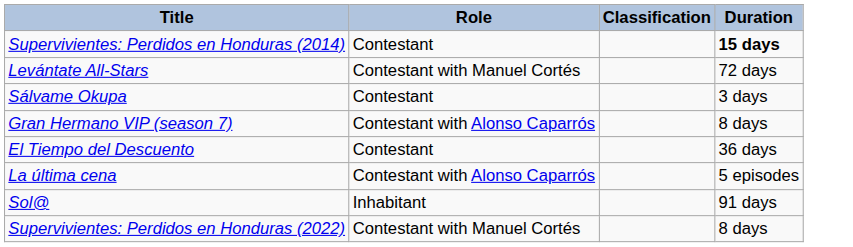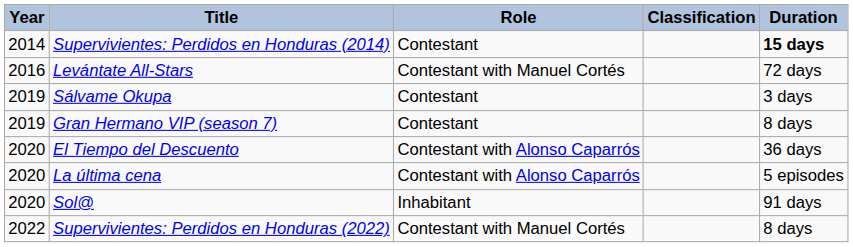+ column: (27, 17)
(474, 123) Contestant with Alonso Caparrós -> (438, 123) Contestant
(393, 149) Contestant -> (519, 149) Contestant with Alonso Caparrós
